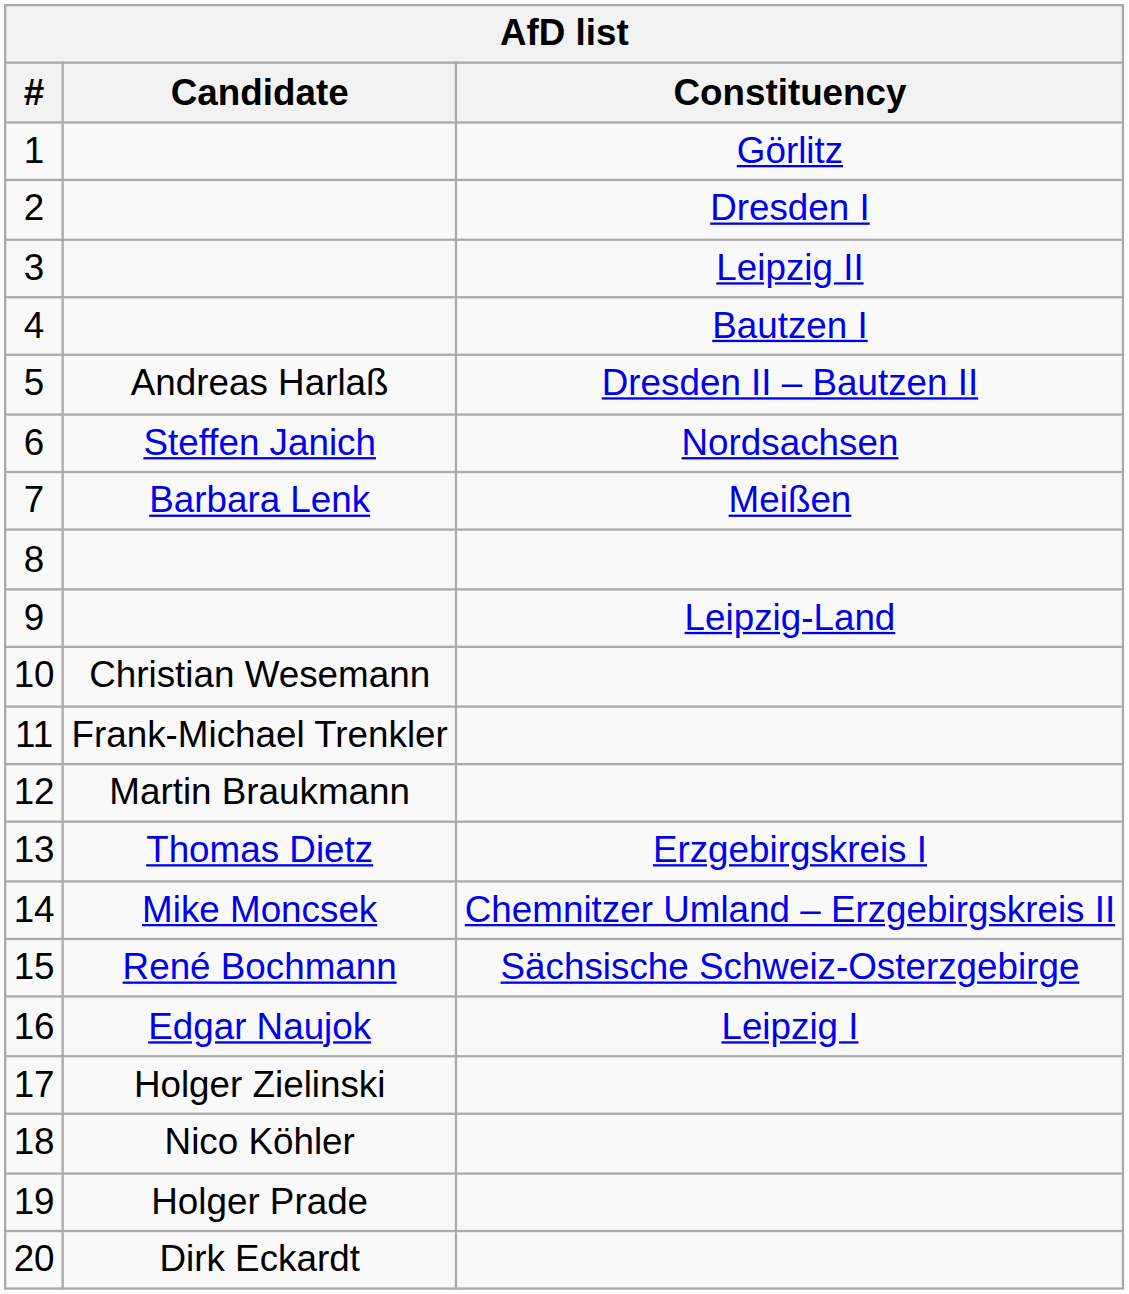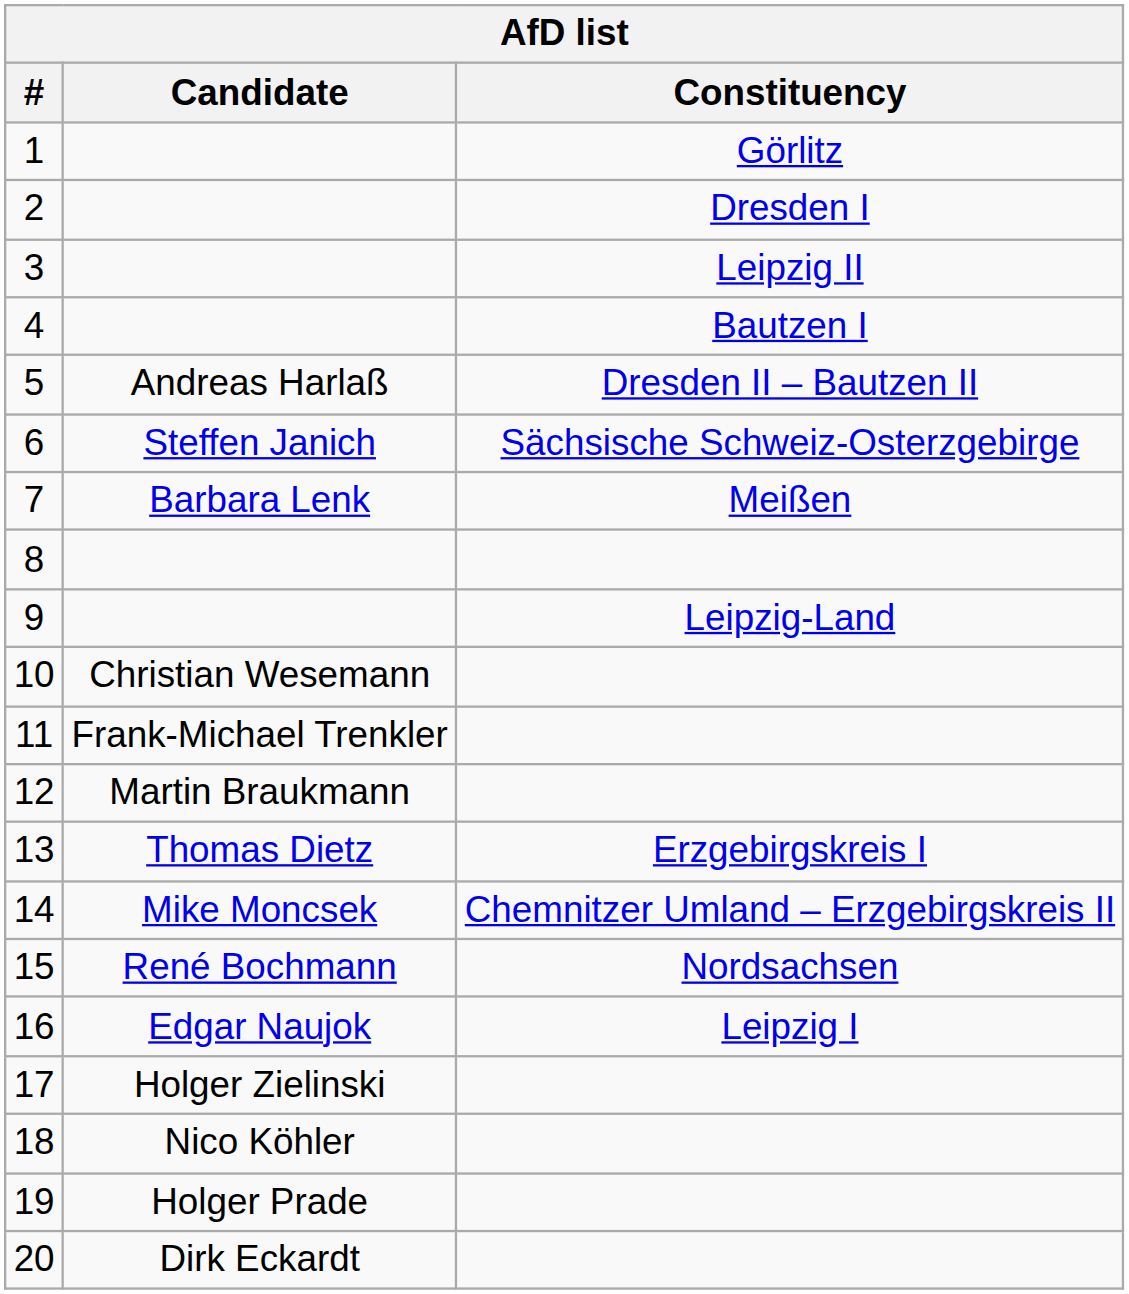(790, 442) Nordsachsen -> (790, 442) Sächsische Schweiz-Osterzgebirge
(790, 967) Sächsische Schweiz-Osterzgebirge -> (790, 967) Nordsachsen
